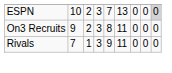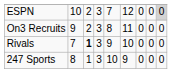(122, 12) 13 -> (128, 12) 12
(89, 44) normal -> (89, 44) bold
(122, 44) 11 -> (128, 44) 10
+ row: (31, 60)
